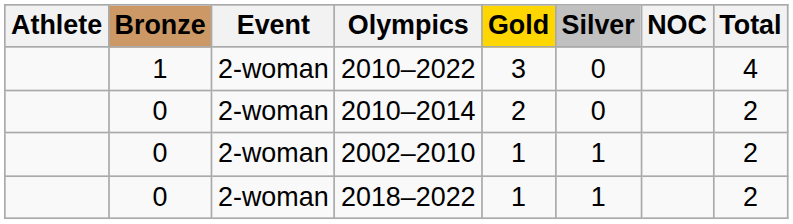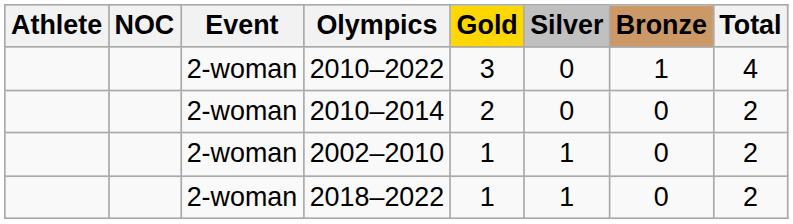columns swapped: (677, 25) <-> (160, 25)
